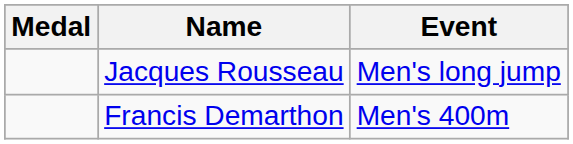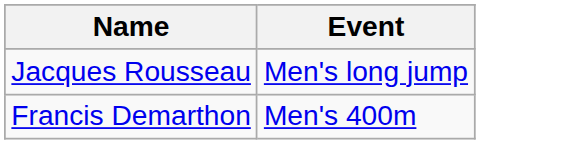- column: (51, 26)
